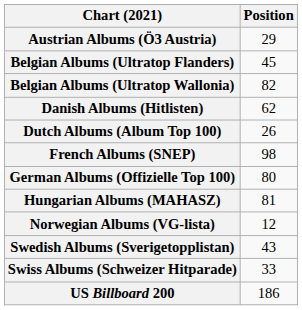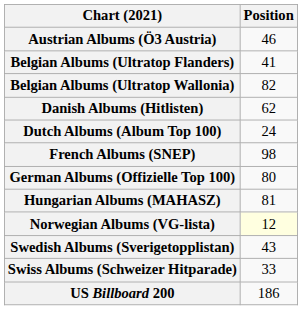(269, 39) 29 -> (269, 39) 46
(269, 62) 45 -> (269, 62) 41
(269, 131) 26 -> (269, 131) 24
(269, 223) no background -> (269, 223) lightyellow background
